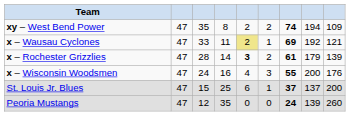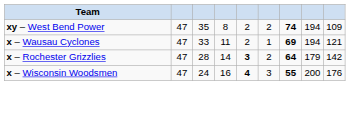(247, 42) khaki background -> (247, 42) no background
(312, 42) 192 -> (312, 42) 194
(291, 57) 61 -> (291, 57) 64
(334, 57) 139 -> (334, 57) 142
(247, 73) normal -> (247, 73) bold
- row: (45, 88)
- row: (43, 103)
